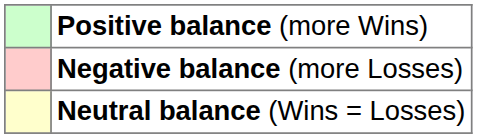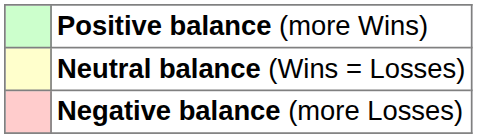rows swapped: (261, 111) <-> (260, 68)
